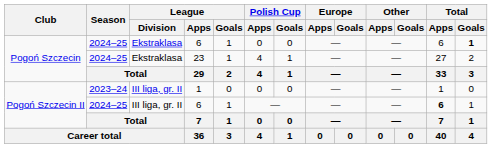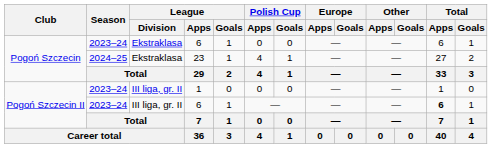(108, 43) 2024–25 -> (108, 43) 2023–24
(471, 43) bold -> (471, 43) normal
(108, 105) 2024–25 -> (108, 105) 2023–24
